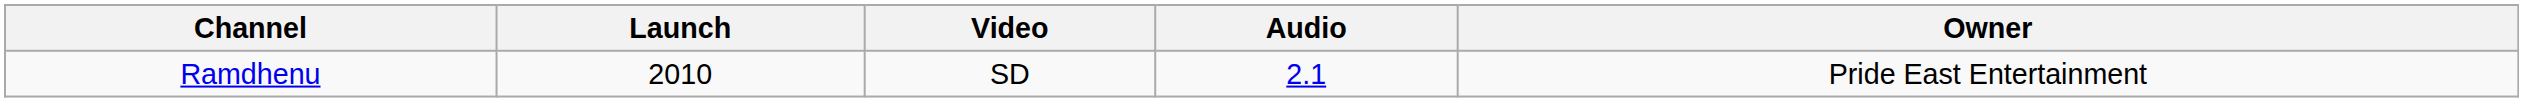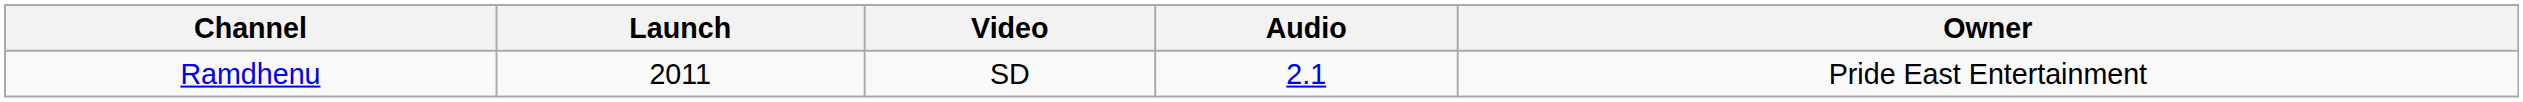(680, 73) 2010 -> (680, 73) 2011
